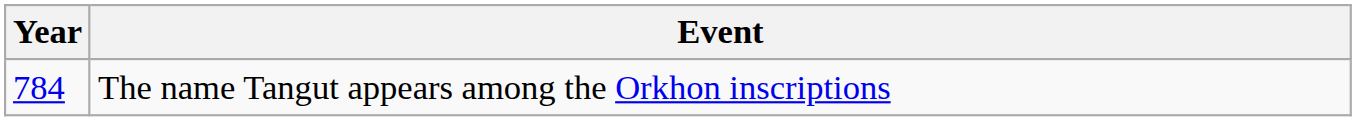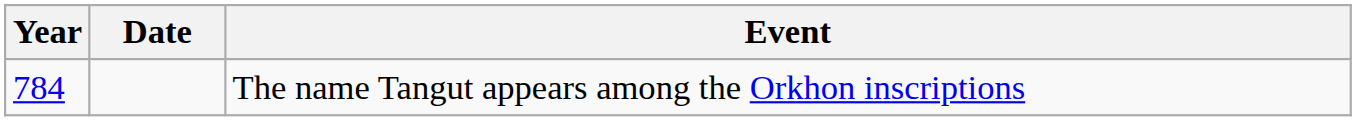+ column: (157, 31)
